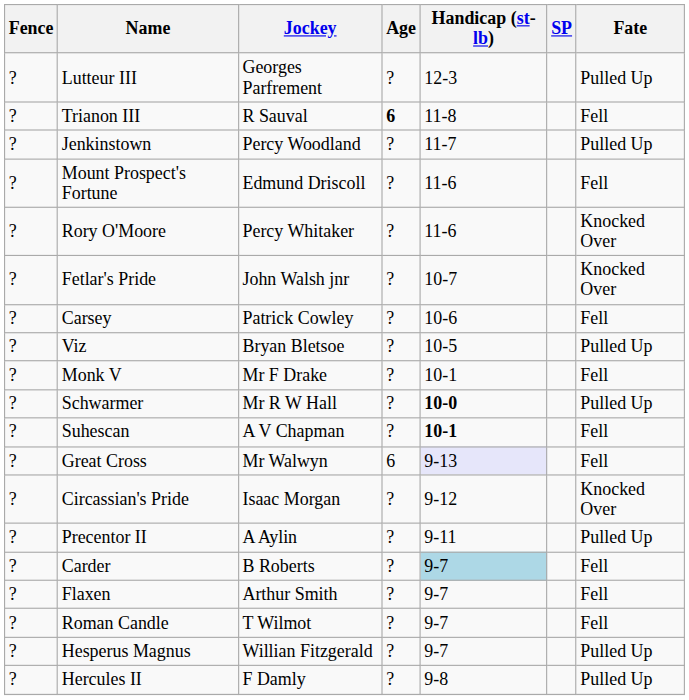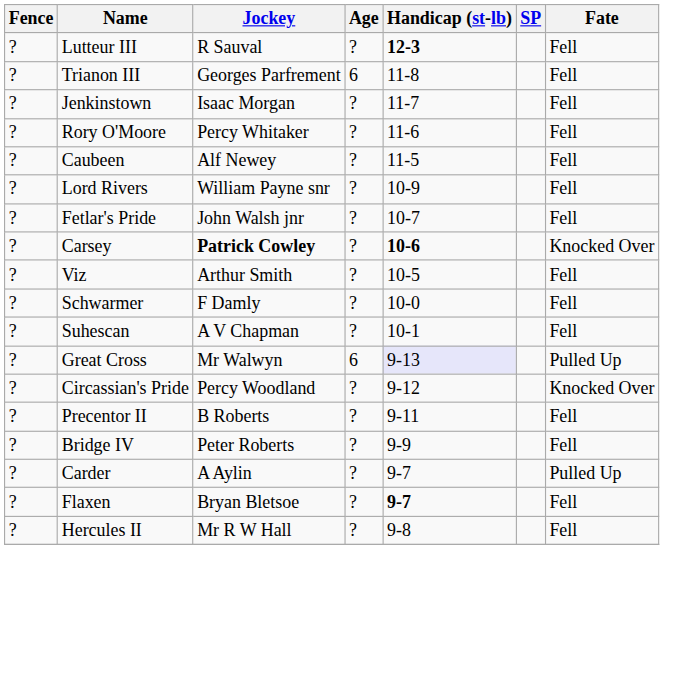(282, 77) Georges Parfrement -> (230, 47) R Sauval
(441, 77) normal -> (403, 47) bold
(616, 77) Pulled Up -> (563, 47) Fell
(275, 115) R Sauval -> (269, 75) Georges Parfrement
(391, 115) bold -> (353, 75) normal
(302, 144) Percy Woodland -> (246, 103) Isaac Morgan
(616, 144) Pulled Up -> (563, 103) Fell
- row: (124, 182)
(613, 231) Knocked Over -> (563, 132) Fell
+ row: (93, 160)
+ row: (105, 189)
(613, 279) Knocked Over -> (563, 217) Fell
(298, 318) normal -> (256, 246) bold
(441, 318) normal -> (403, 246) bold
(594, 318) Fell -> (602, 246) Knocked Over
(293, 346) Bryan Bletsoe -> (245, 274) Arthur Smith
(616, 346) Pulled Up -> (563, 274) Fell
- row: (92, 375)
(290, 403) Mr R W Hall -> (229, 302) F Damly
(441, 403) bold -> (403, 302) normal
(616, 403) Pulled Up -> (563, 302) Fell
(441, 432) bold -> (403, 331) normal
(594, 460) Fell -> (585, 359) Pulled Up
(291, 499) Isaac Morgan -> (256, 388) Percy Woodland
(270, 537) A Aylin -> (233, 416) B Roberts
(616, 537) Pulled Up -> (563, 416) Fell
+ row: (98, 445)
(279, 565) B Roberts -> (224, 473) A Aylin
(436, 565) lightblue background -> (399, 473) no background
(594, 565) Fell -> (585, 473) Pulled Up
(290, 594) Arthur Smith -> (248, 501) Bryan Bletsoe
(436, 594) normal -> (399, 501) bold
- row: (115, 622)
- row: (126, 651)
(274, 679) F Damly -> (244, 530) Mr R W Hall
(616, 679) Pulled Up -> (563, 530) Fell
